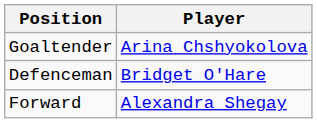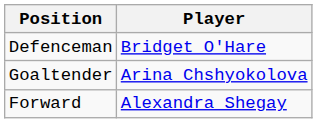rows swapped: (61, 47) <-> (61, 75)
